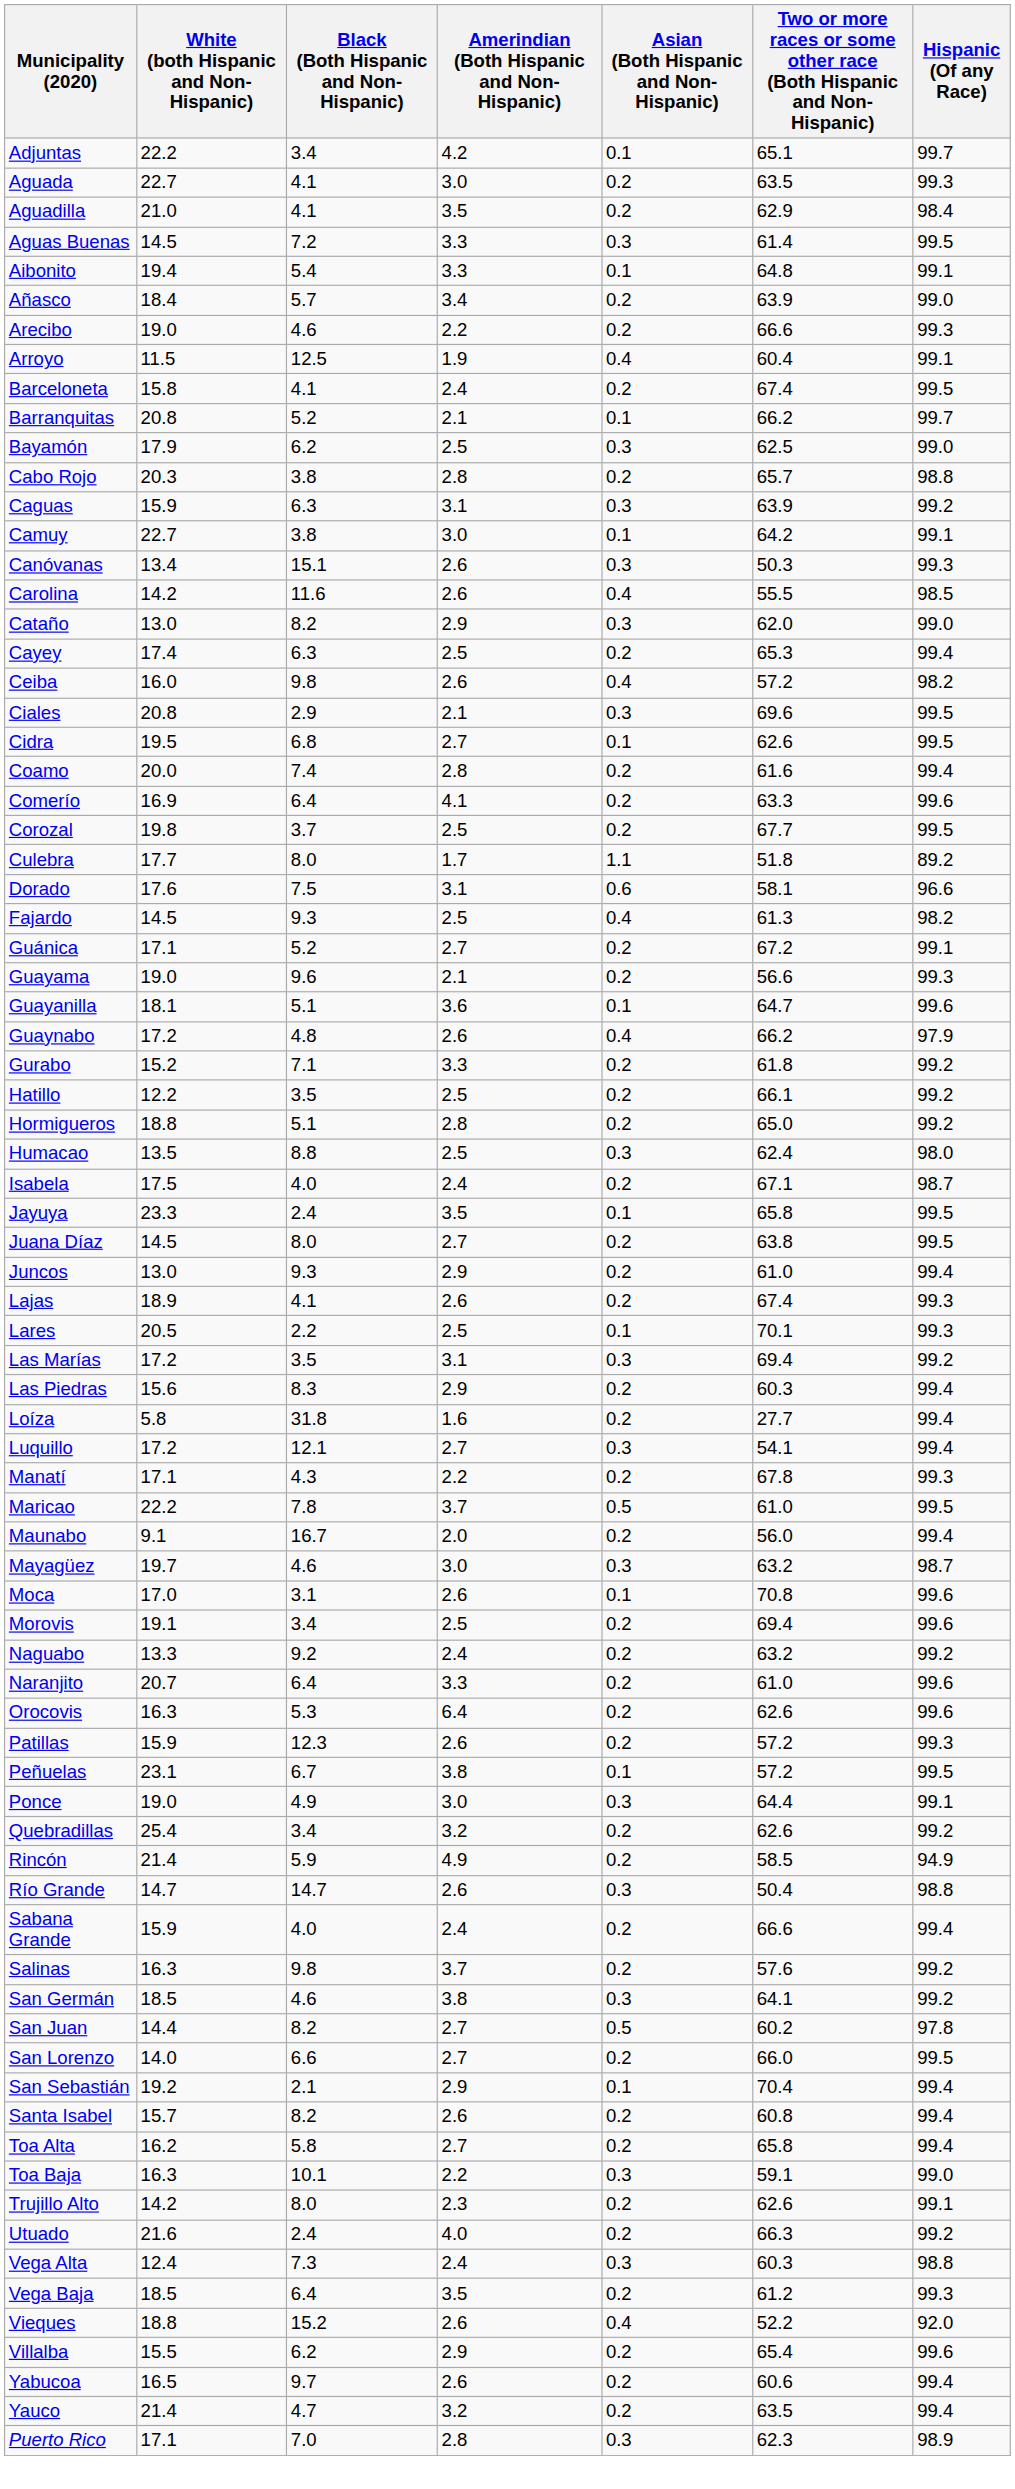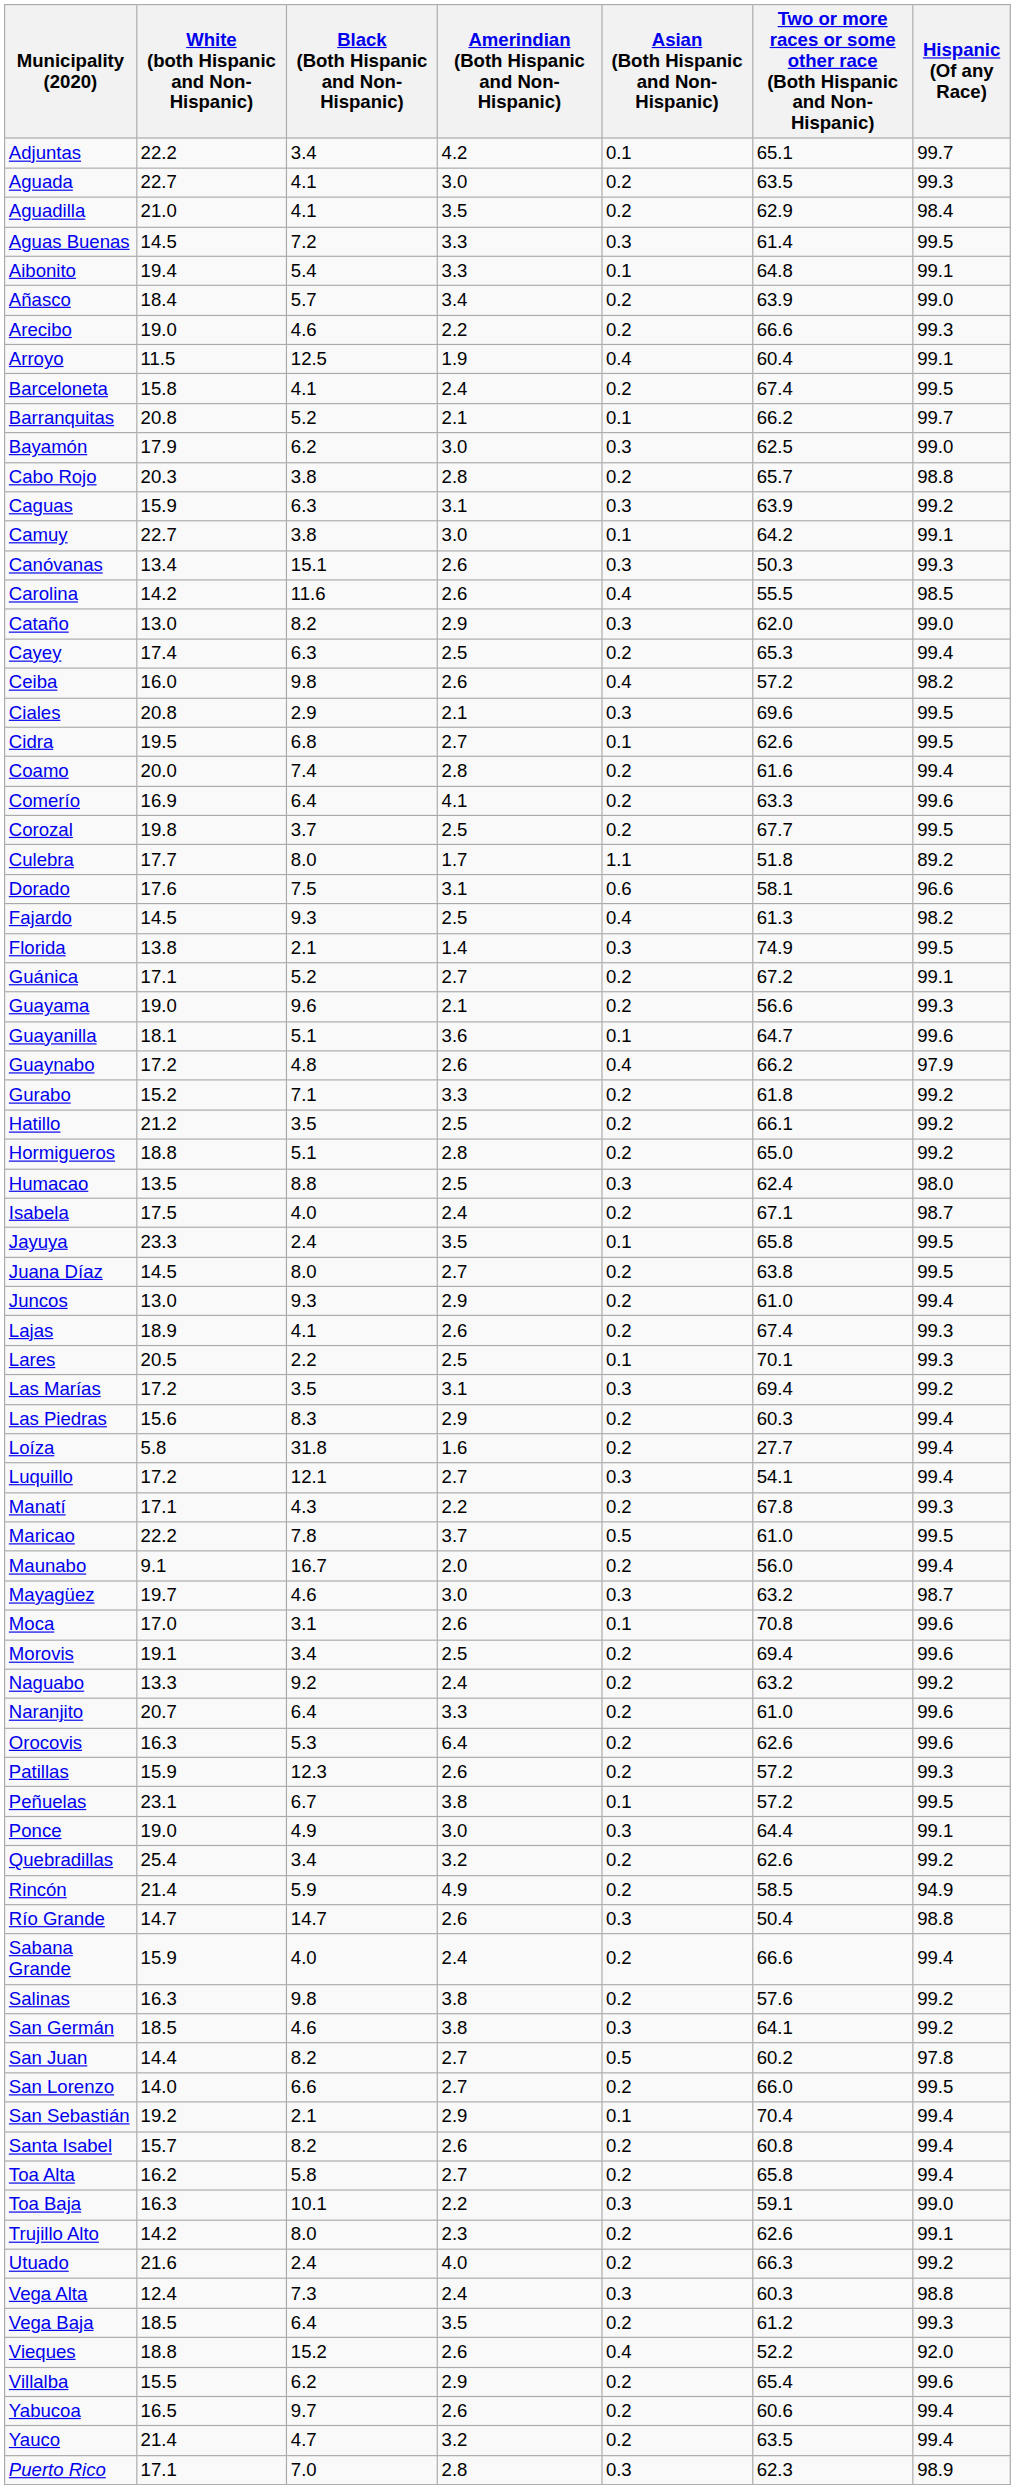(454, 447) 2.5 -> (454, 447) 3.0
+ row: (37, 947)
(159, 1094) 12.2 -> (159, 1124) 21.2
(454, 1969) 3.7 -> (454, 1998) 3.8
